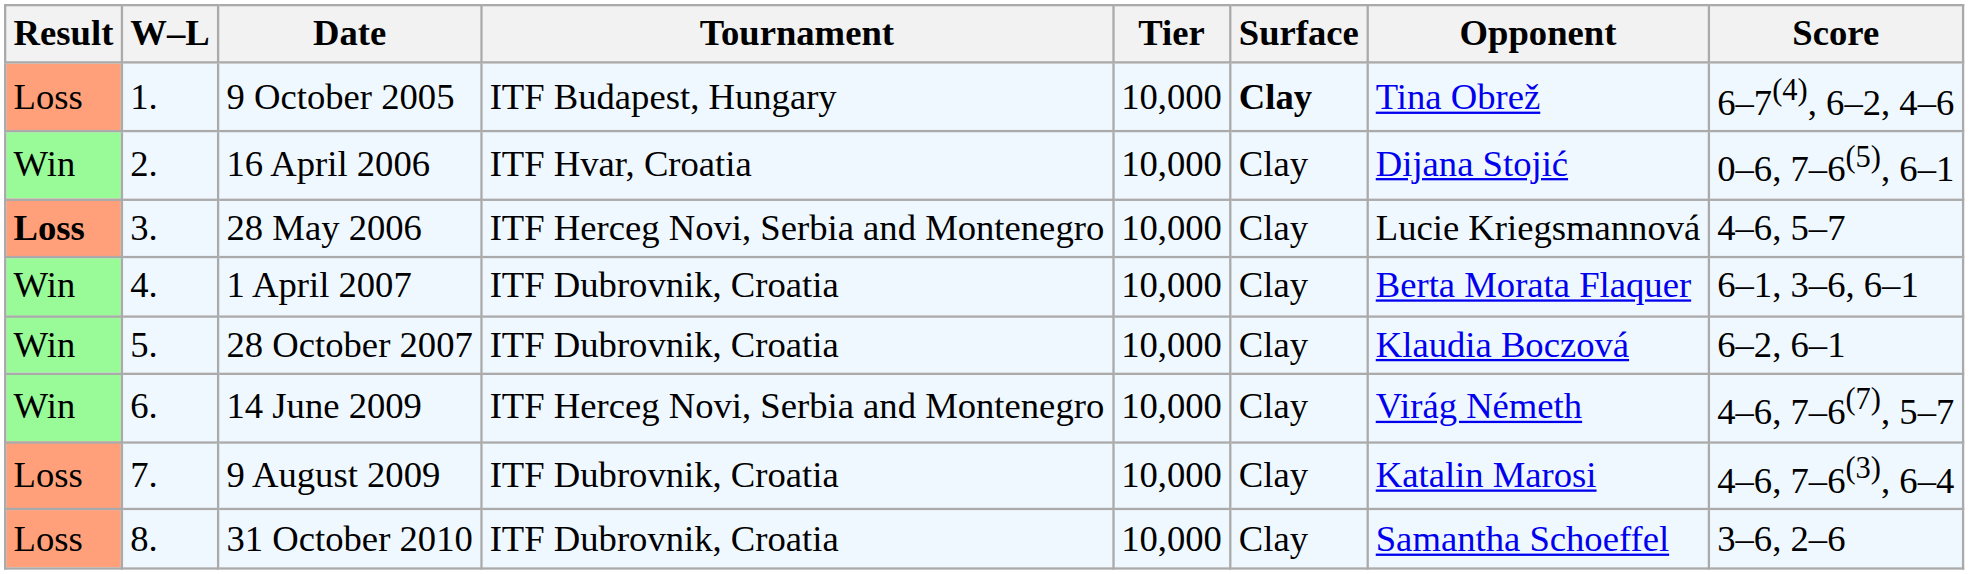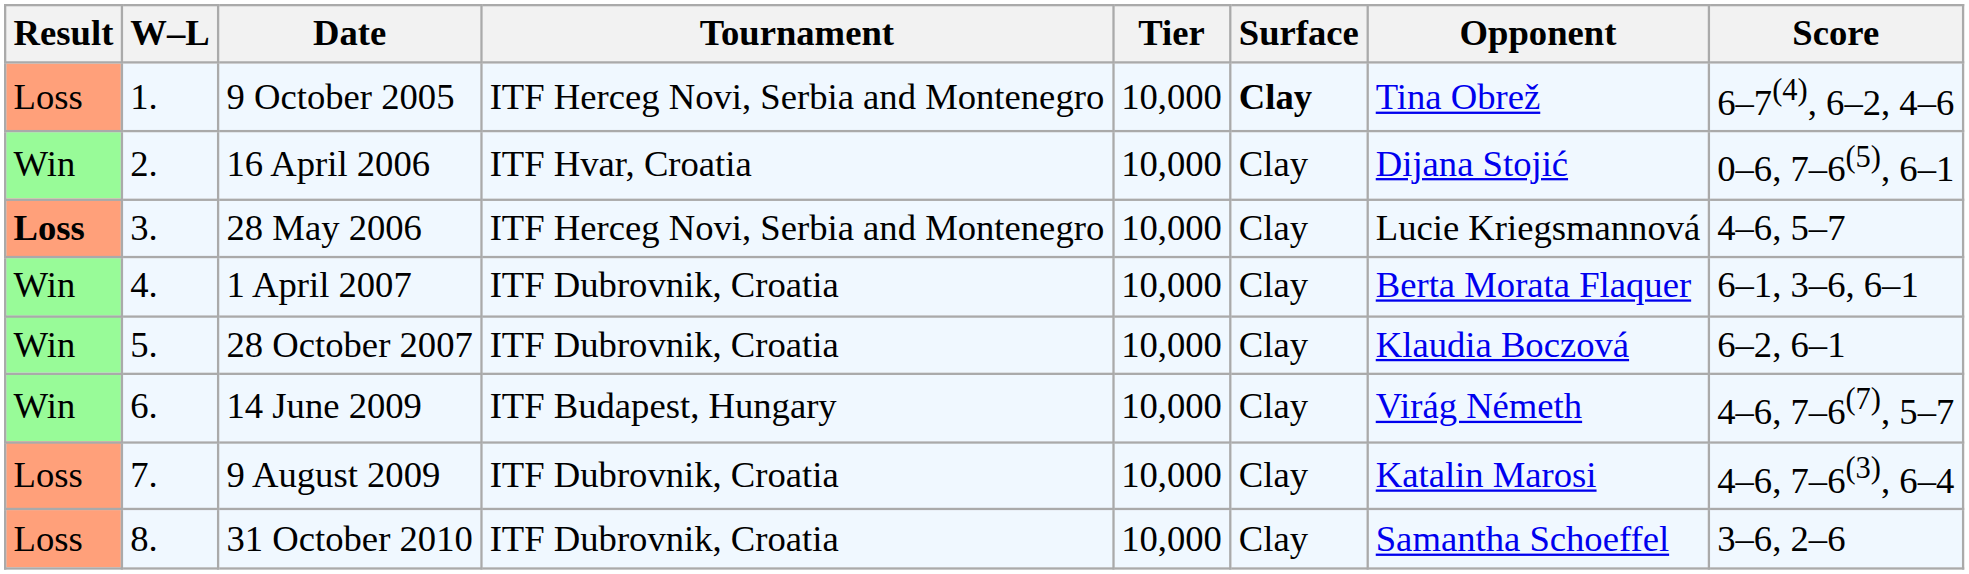(663, 96) ITF Budapest, Hungary -> (797, 96) ITF Herceg Novi, Serbia and Montenegro
(797, 406) ITF Herceg Novi, Serbia and Montenegro -> (663, 406) ITF Budapest, Hungary
